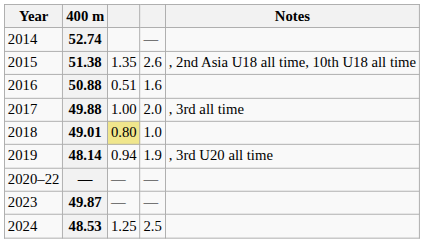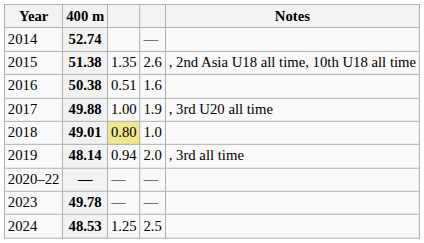(85, 86) 50.88 -> (85, 86) 50.38
(153, 109) 2.0 -> (153, 109) 1.9
(206, 109) , 3rd all time -> (221, 109) , 3rd U20 all time
(153, 156) 1.9 -> (153, 156) 2.0
(221, 156) , 3rd U20 all time -> (206, 156) , 3rd all time
(85, 202) 49.87 -> (85, 202) 49.78
